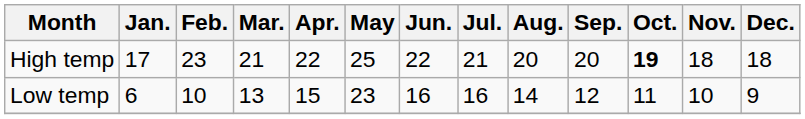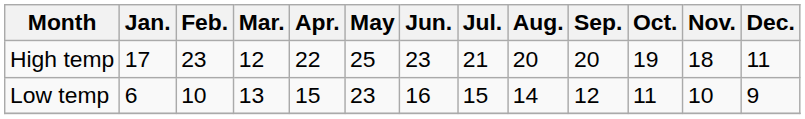(251, 58) 21 -> (251, 58) 12
(418, 58) 22 -> (418, 58) 23
(646, 58) bold -> (646, 58) normal
(759, 58) 18 -> (758, 58) 11
(475, 95) 16 -> (475, 95) 15
